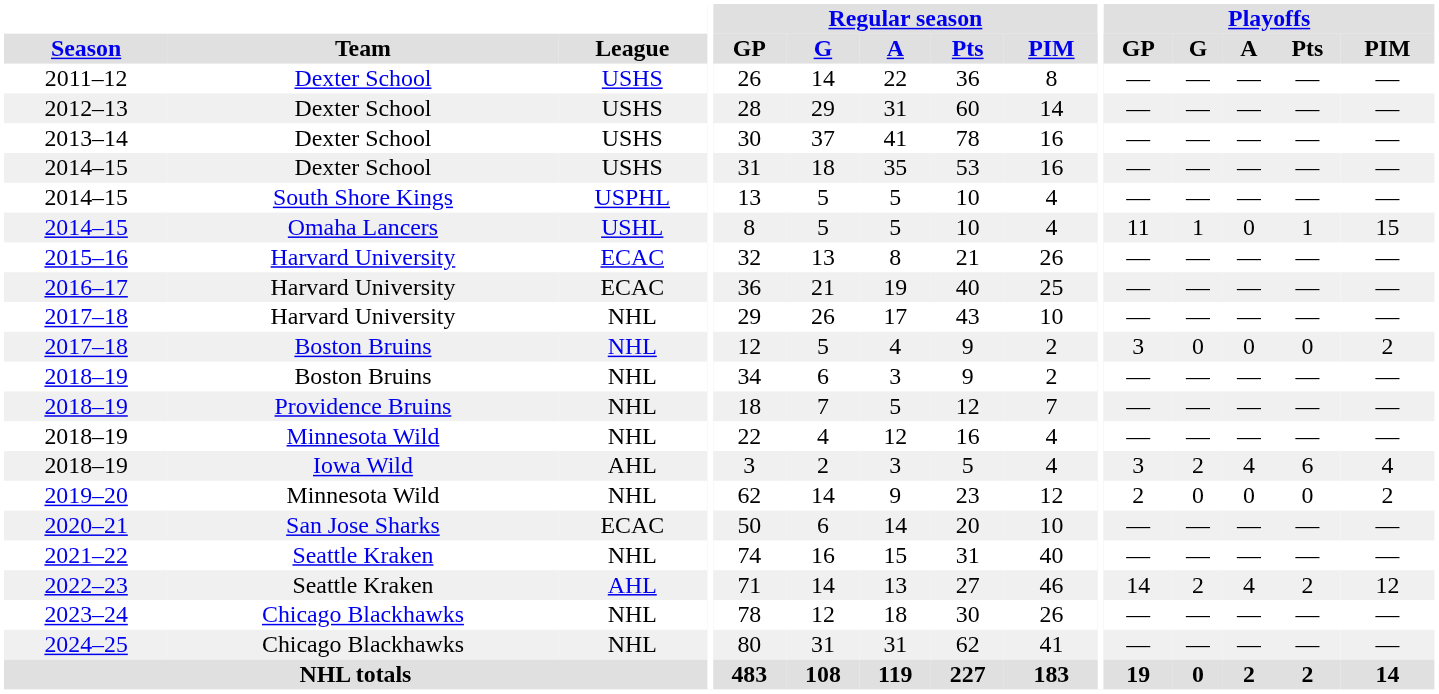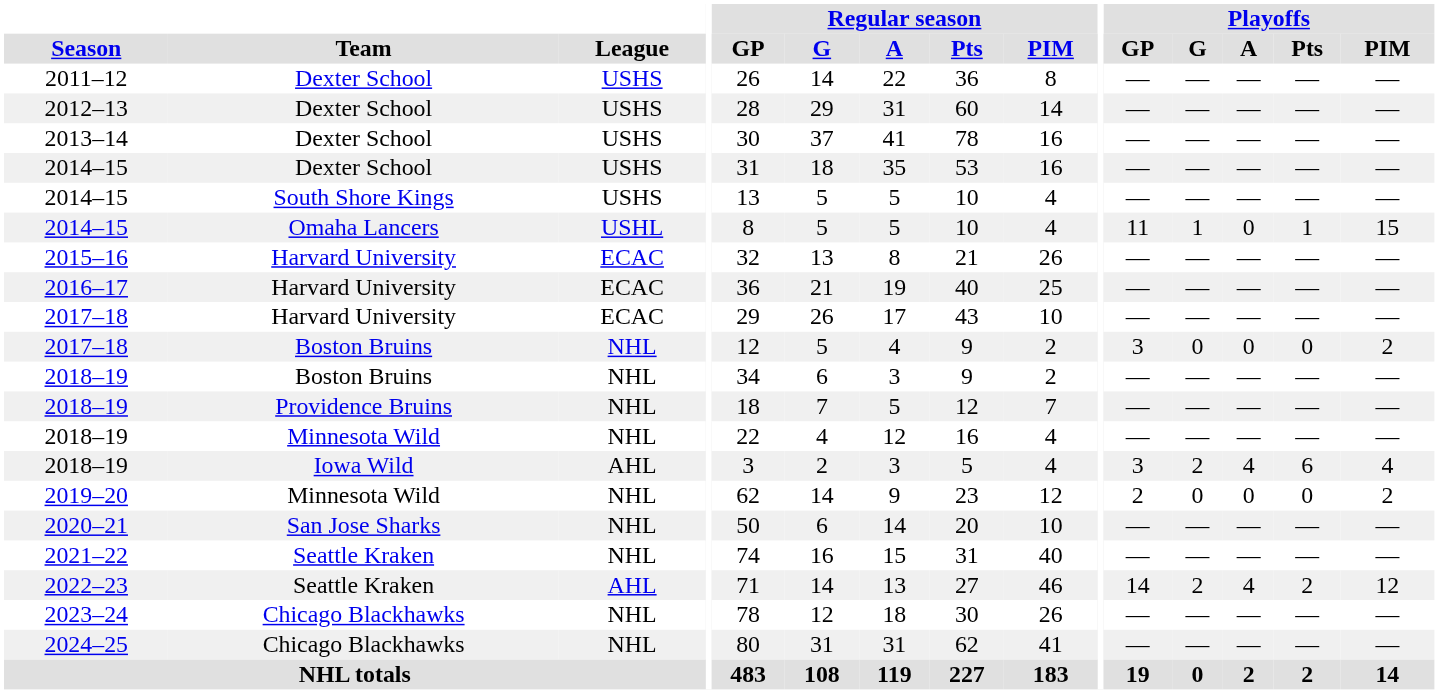(632, 197) USPHL -> (632, 197) USHS
(632, 316) NHL -> (632, 316) ECAC
(632, 525) ECAC -> (632, 525) NHL
